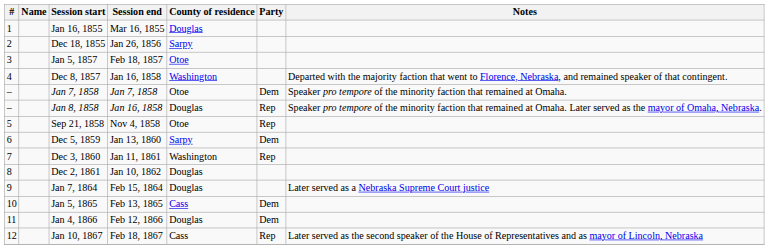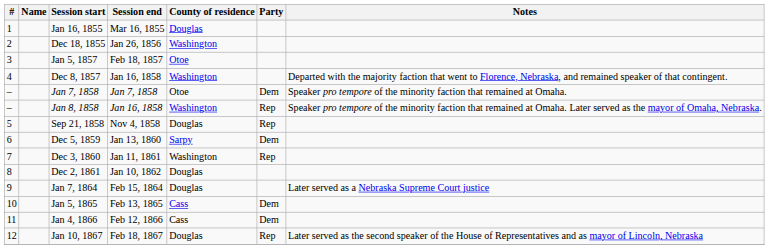(181, 44) Sarpy -> (193, 44) Washington
(186, 108) Douglas -> (193, 108) Washington
(179, 124) Otoe -> (186, 124) Douglas
(186, 220) Douglas -> (179, 220) Cass
(179, 236) Cass -> (186, 236) Douglas
